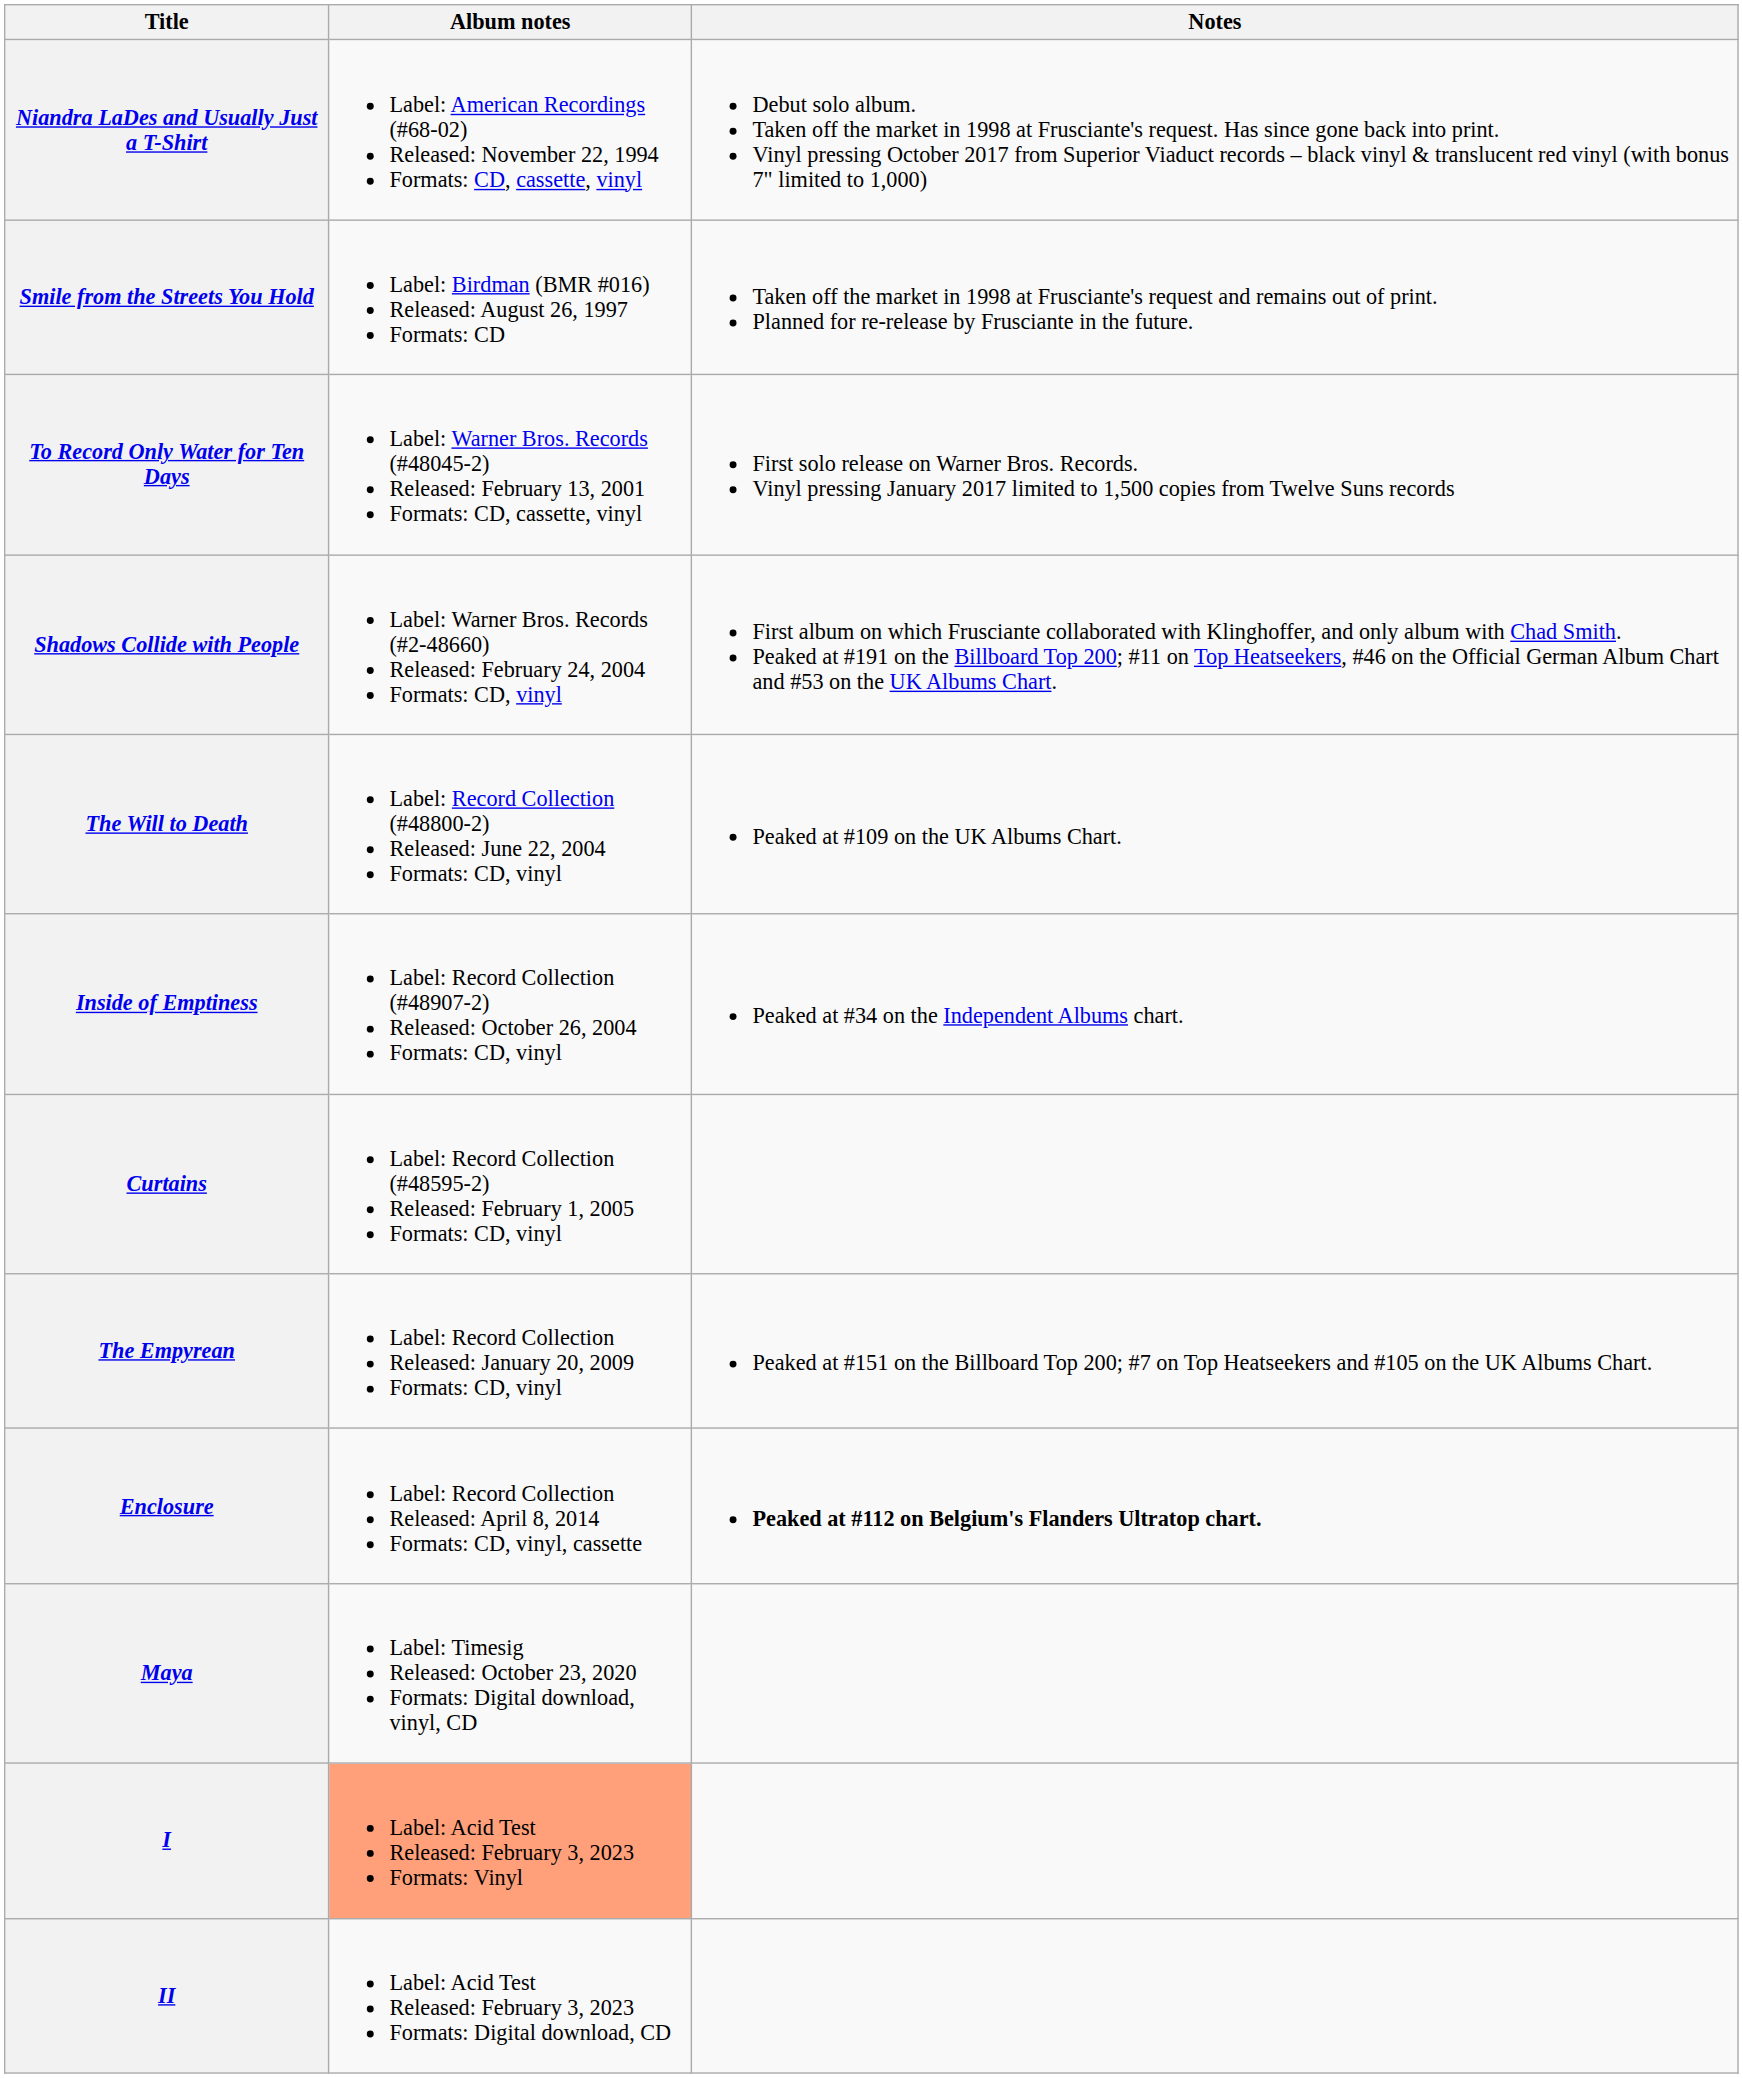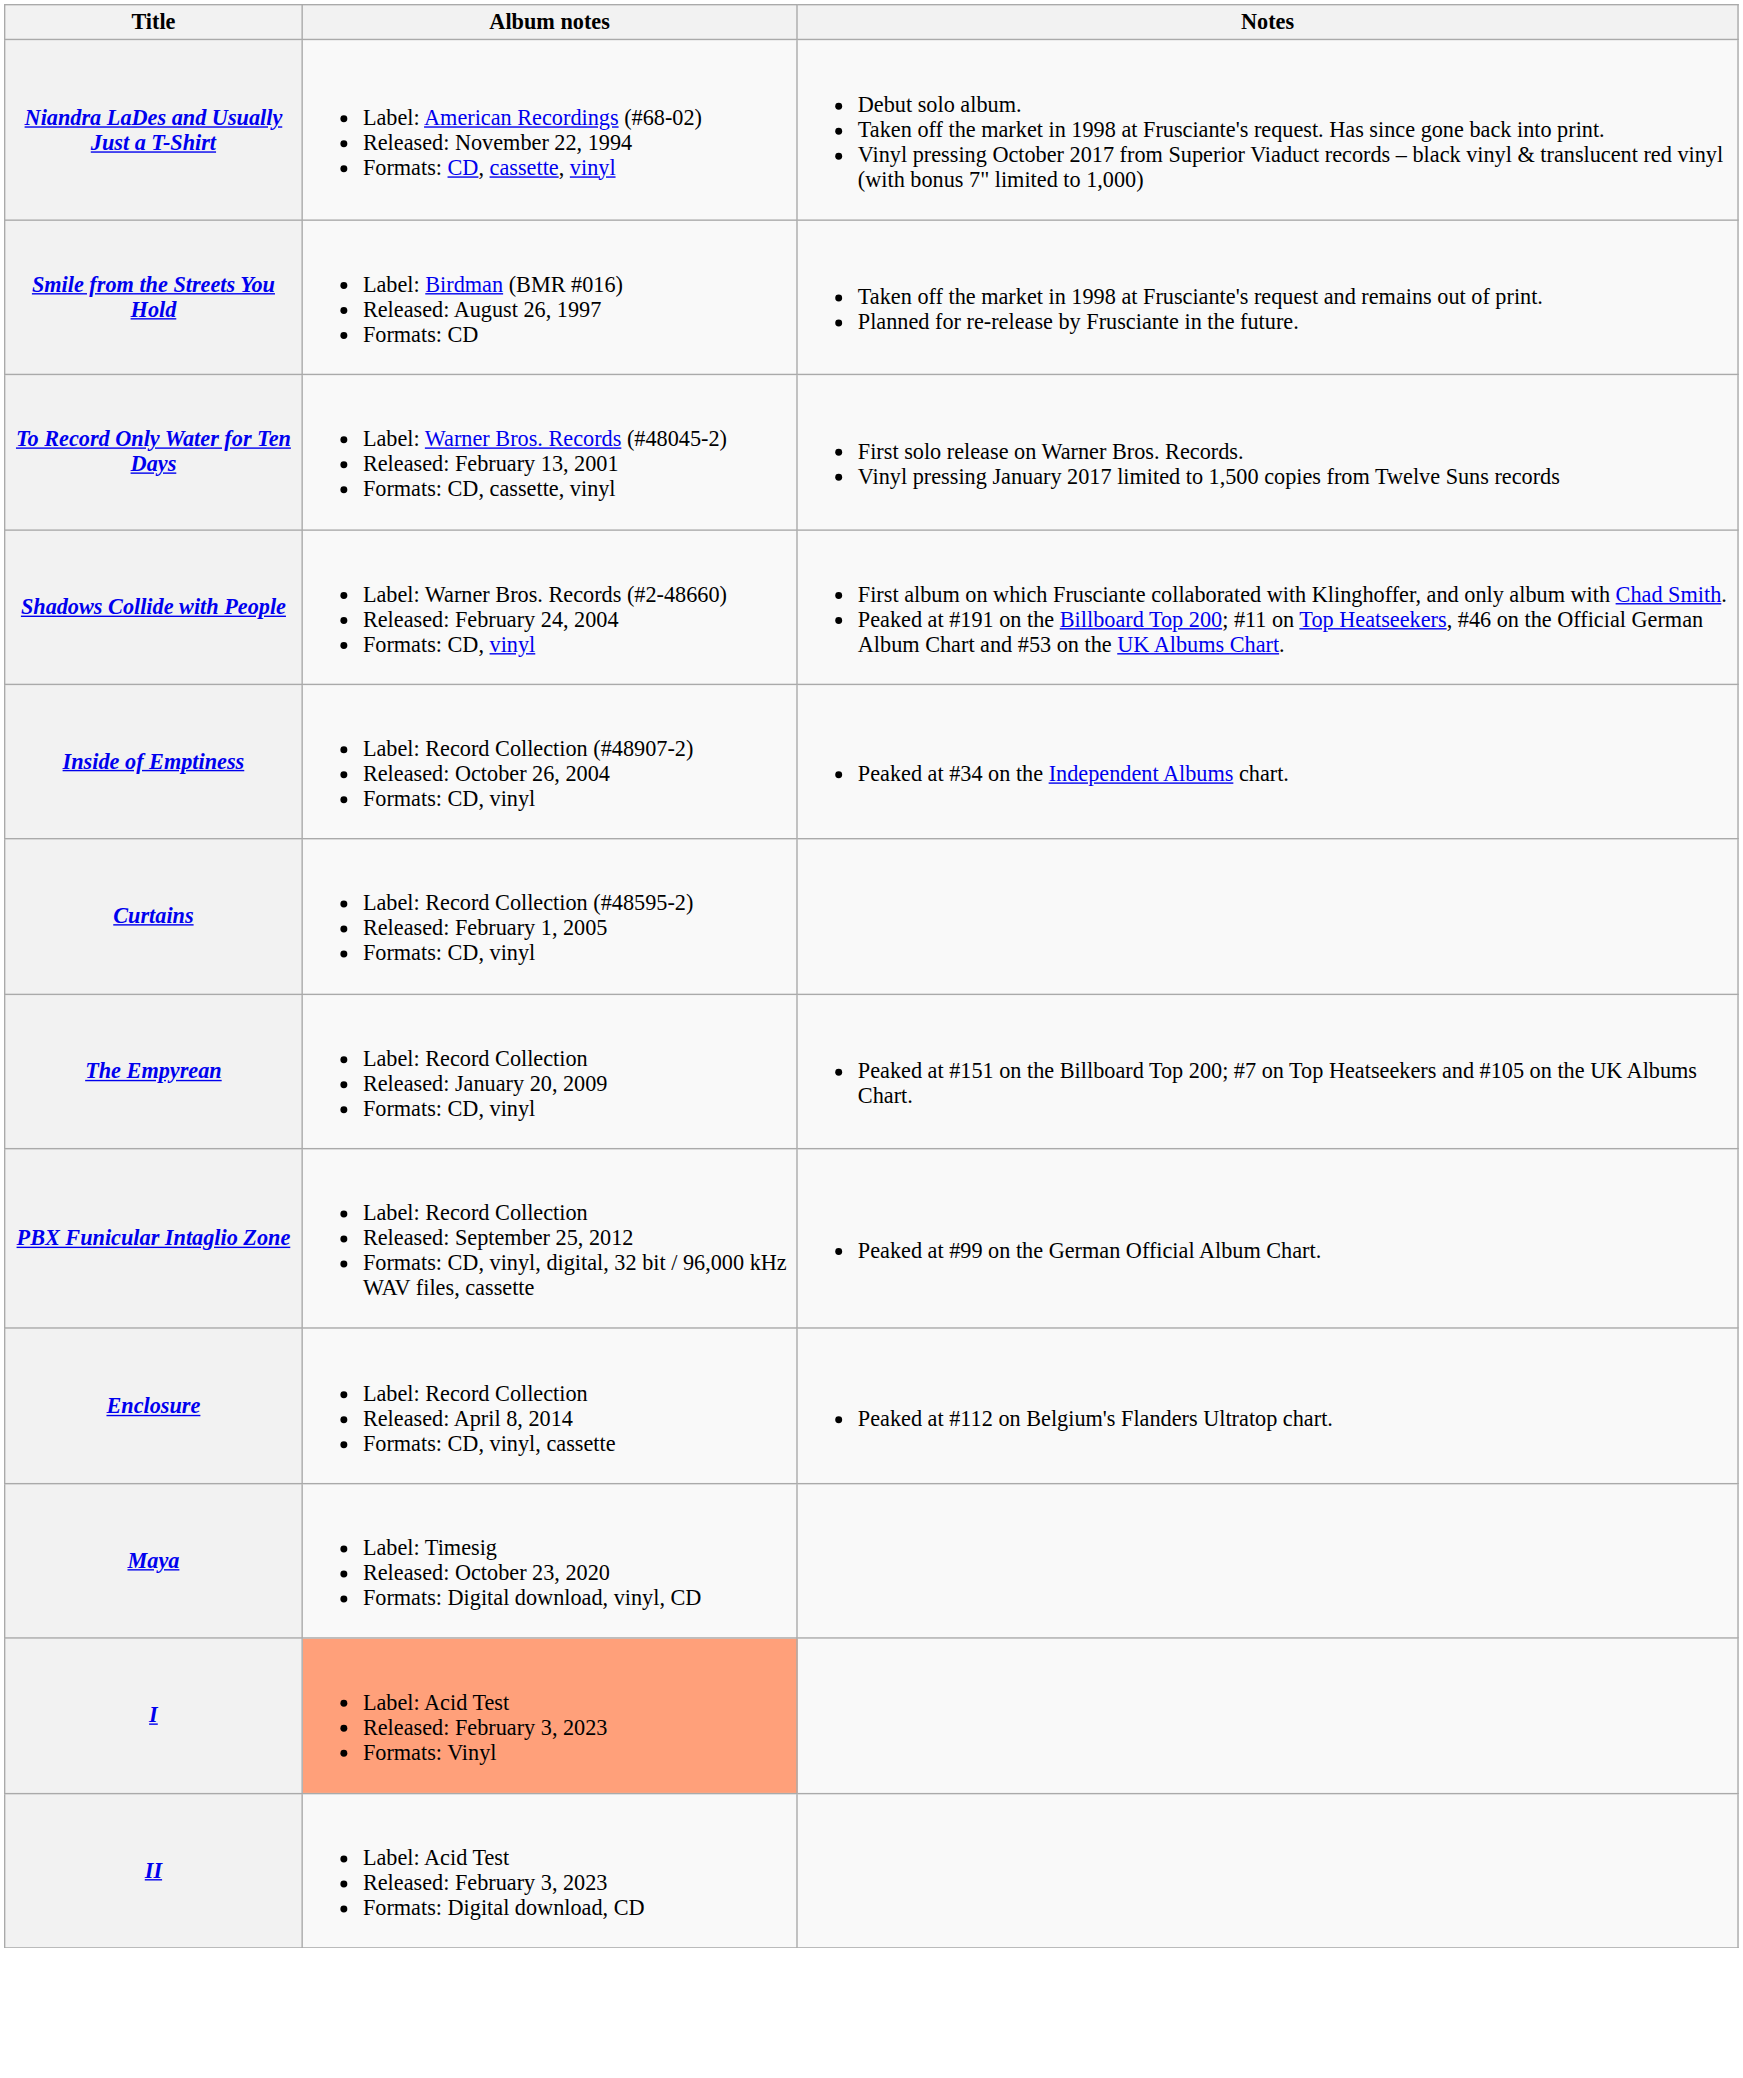- row: (167, 823)
+ row: (153, 1238)
(1215, 1518) bold -> (1268, 1418) normal
